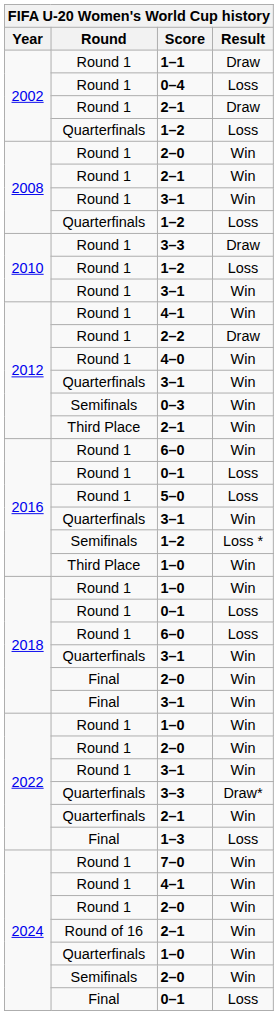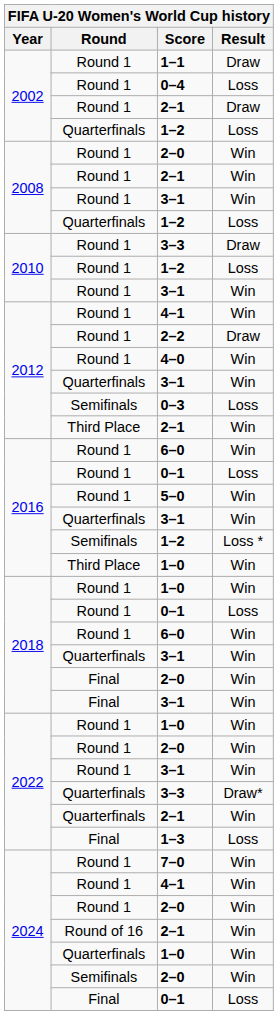(243, 405) Win -> (243, 405) Loss
(243, 496) Loss -> (243, 496) Win
(243, 633) Loss -> (243, 633) Win
